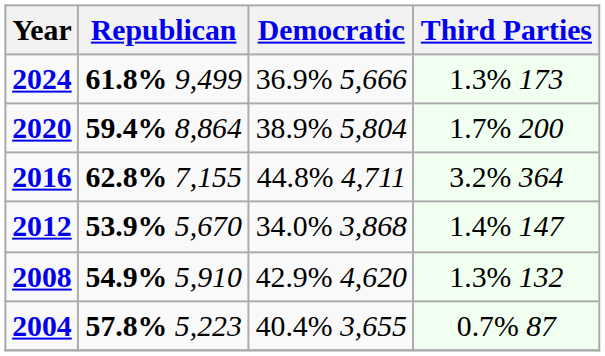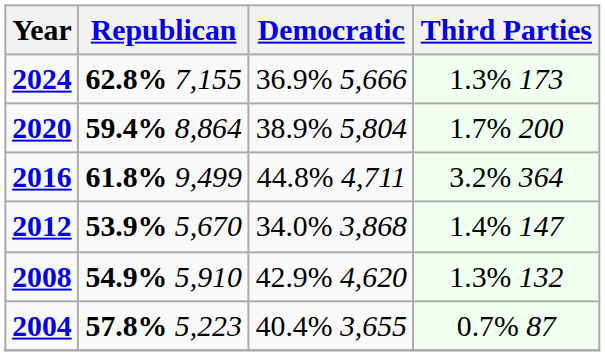(164, 78) 61.8% 9,499 -> (164, 78) 62.8% 7,155
(164, 177) 62.8% 7,155 -> (164, 177) 61.8% 9,499
